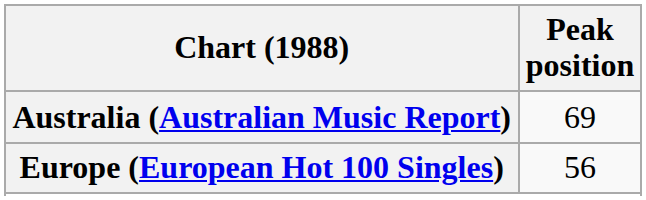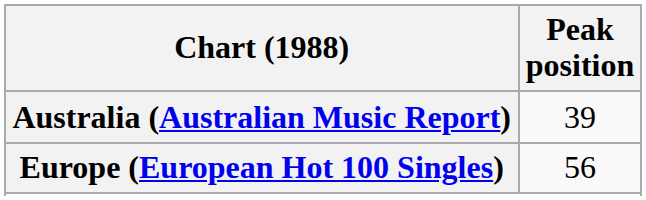(580, 116) 69 -> (580, 116) 39
